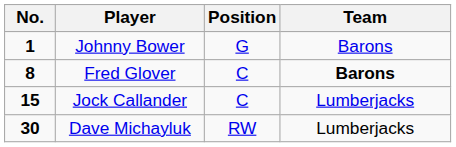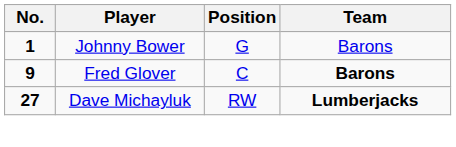(30, 73) 8 -> (30, 73) 9
- row: (130, 100)
(30, 127) 30 -> (30, 100) 27
(365, 127) normal -> (365, 100) bold
